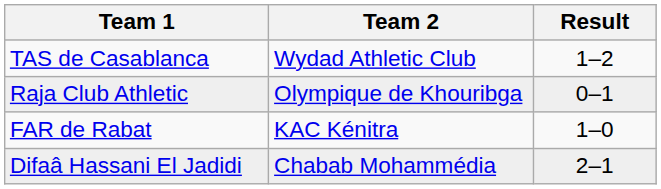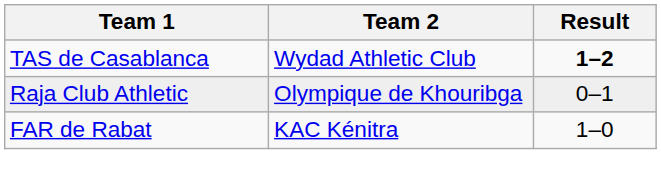(595, 58) normal -> (595, 58) bold
- row: (126, 165)
